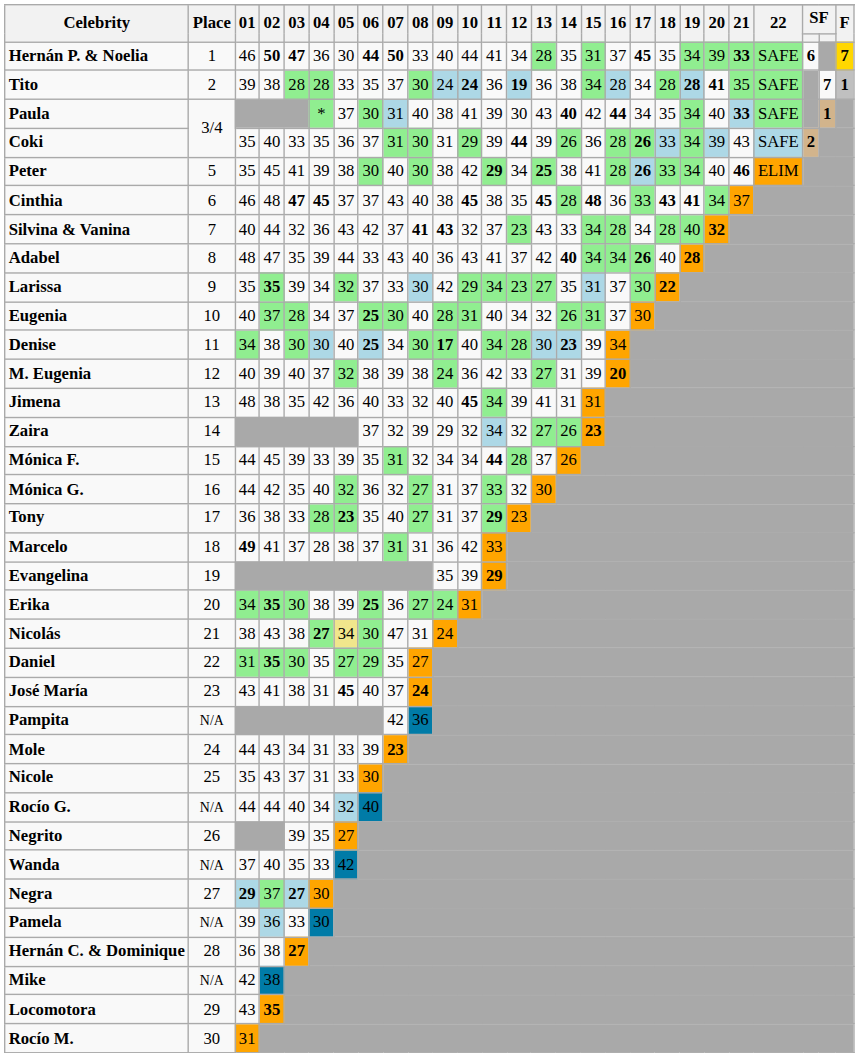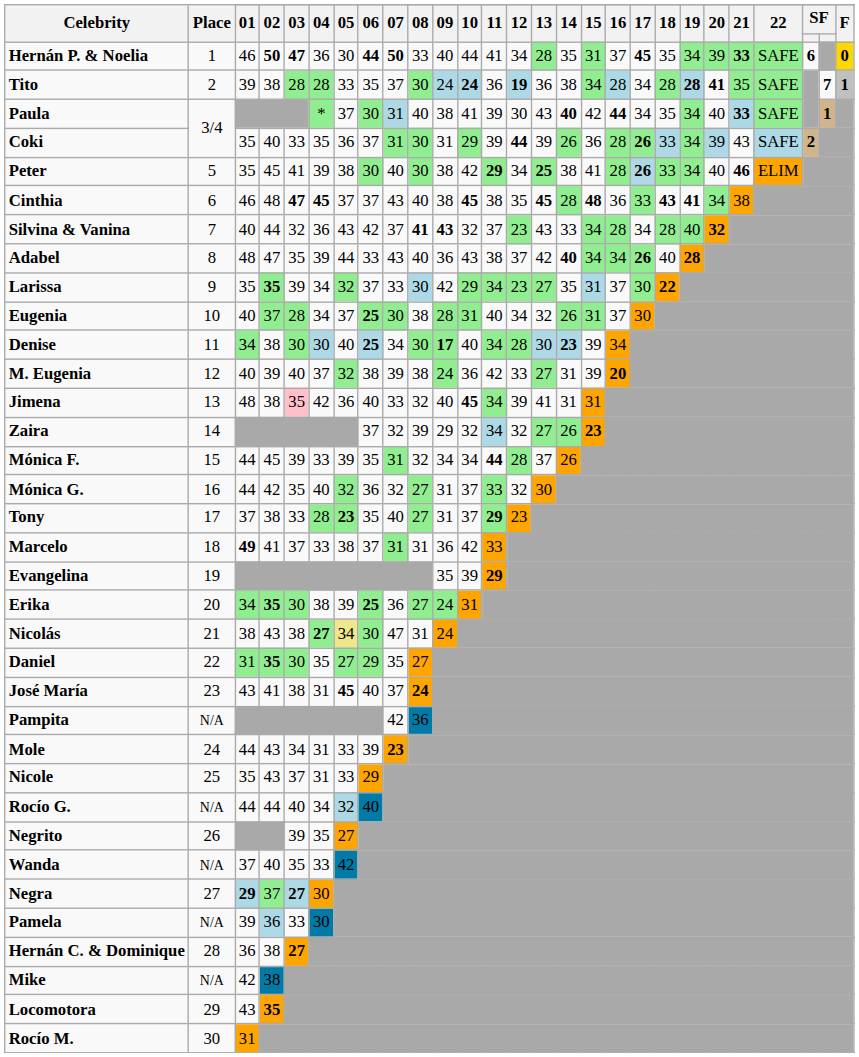(845, 55) 7 -> (845, 55) 0
(742, 200) 37 -> (742, 200) 38
(494, 258) 41 -> (494, 258) 38
(420, 315) 40 -> (420, 315) 38
(297, 402) no background -> (297, 402) pink background
(247, 518) 36 -> (247, 518) 37
(321, 546) 28 -> (321, 546) 33
(371, 778) 30 -> (371, 778) 29
